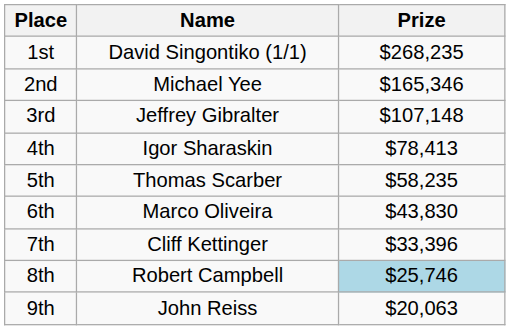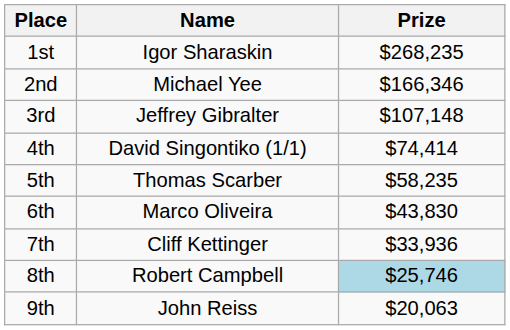(208, 52) David Singontiko (1/1) -> (208, 52) Igor Sharaskin
(422, 84) $165,346 -> (422, 84) $166,346
(208, 148) Igor Sharaskin -> (208, 148) David Singontiko (1/1)
(422, 148) $78,413 -> (422, 148) $74,414
(422, 244) $33,396 -> (422, 244) $33,936
